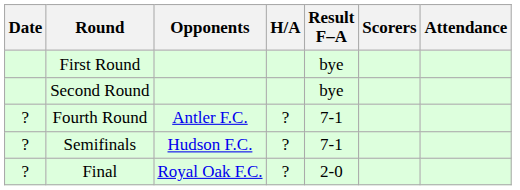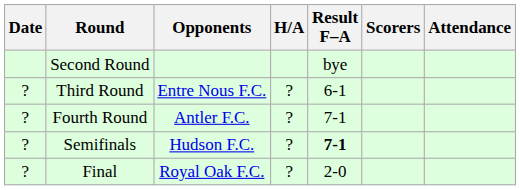- row: (100, 63)
+ row: (100, 90)
(331, 144) normal -> (335, 144) bold
